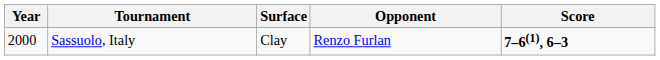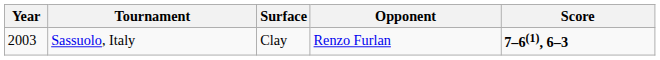(22, 40) 2000 -> (22, 40) 2003
